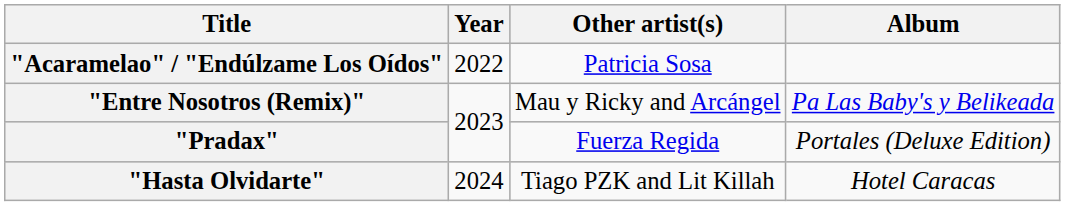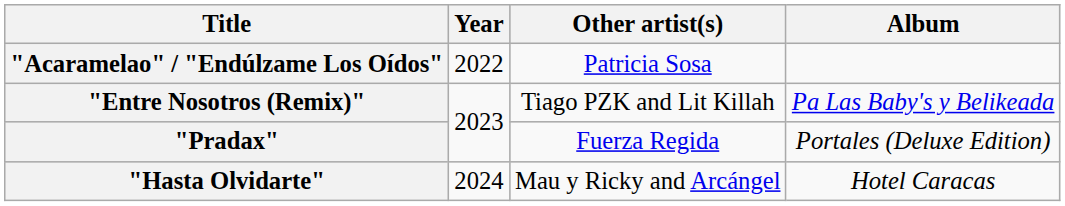(648, 102) Mau y Ricky and Arcángel -> (648, 102) Tiago PZK and Lit Killah
(648, 180) Tiago PZK and Lit Killah -> (648, 180) Mau y Ricky and Arcángel
